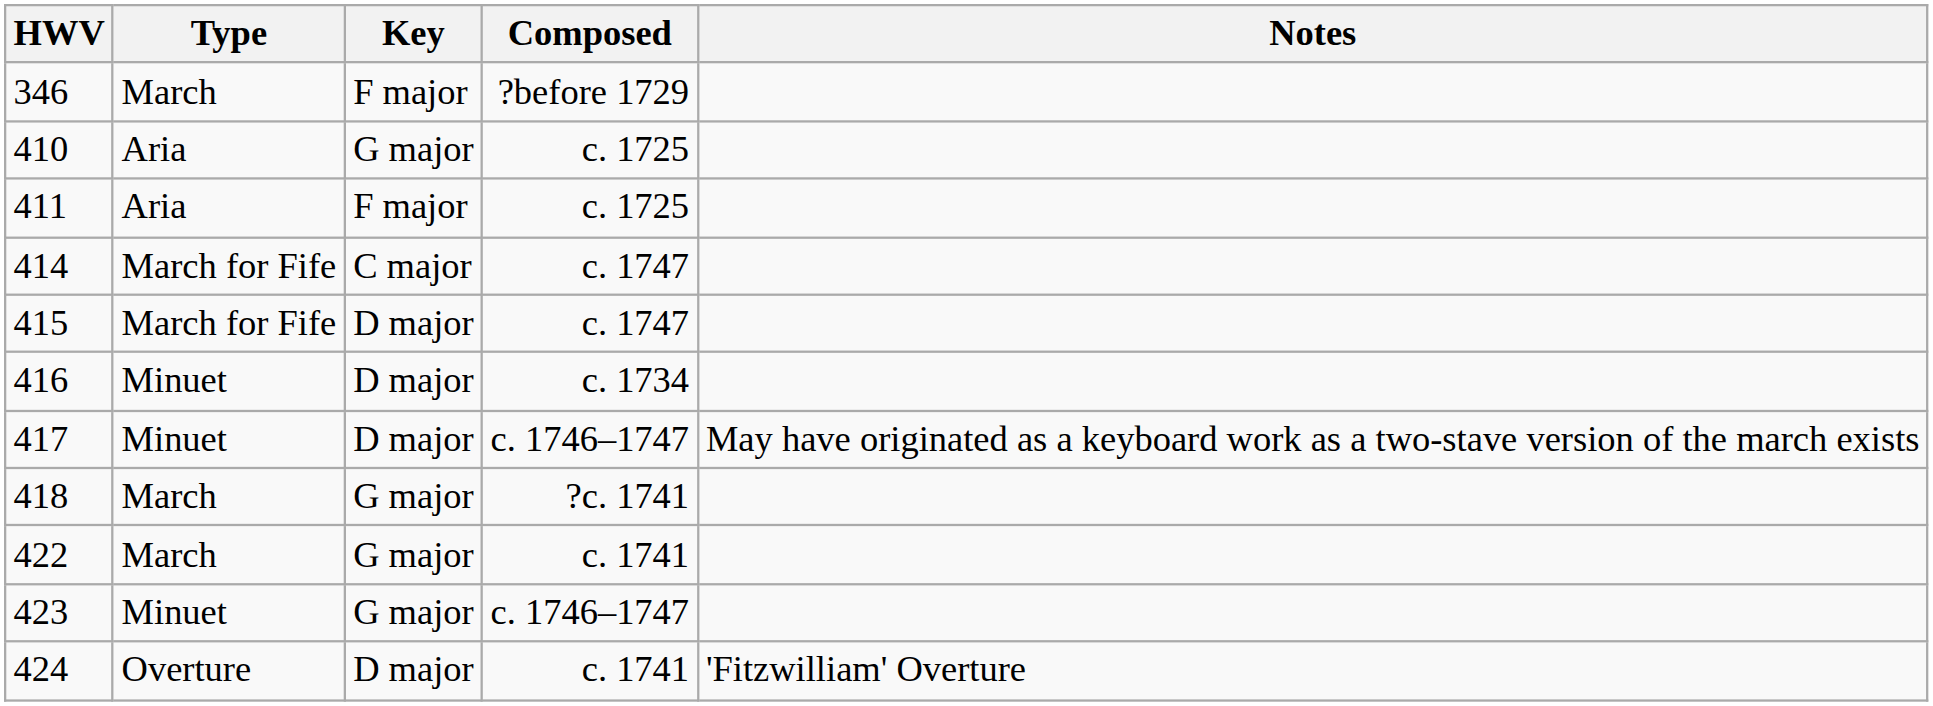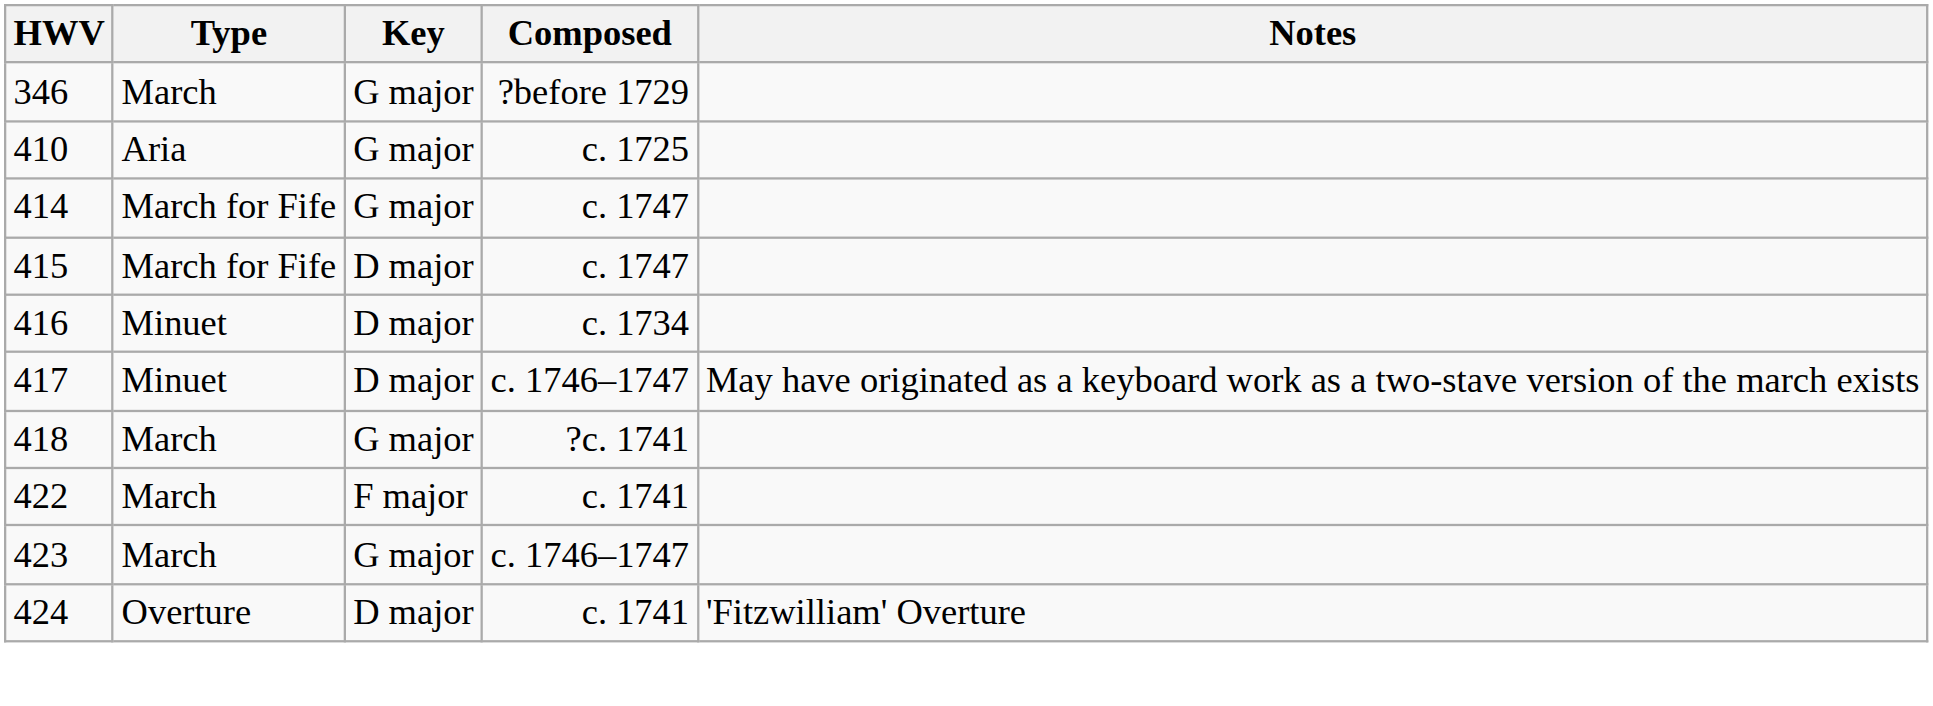(410, 91) F major -> (413, 91) G major
- row: (40, 206)
(412, 264) C major -> (413, 206) G major
(413, 554) G major -> (410, 496) F major
(174, 611) Minuet -> (169, 554) March
